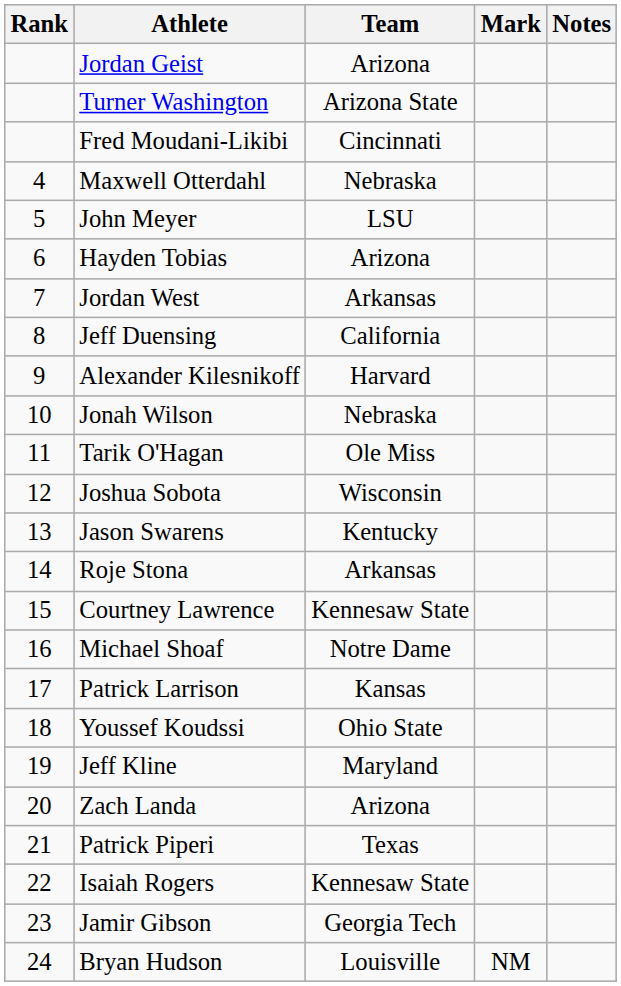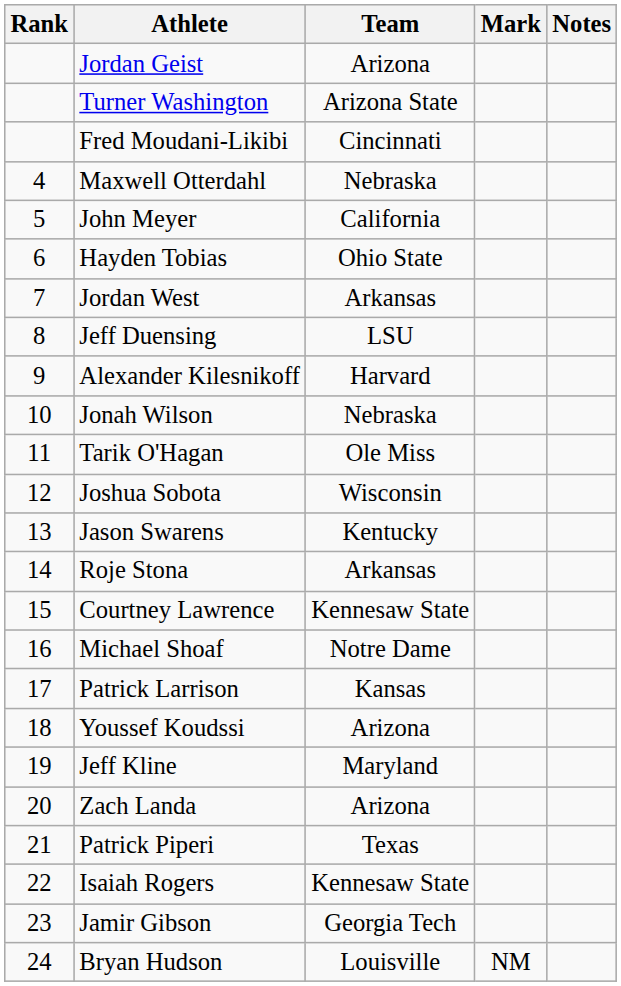(390, 219) LSU -> (390, 219) California
(390, 258) Arizona -> (390, 258) Ohio State
(390, 336) California -> (390, 336) LSU
(390, 727) Ohio State -> (390, 727) Arizona
